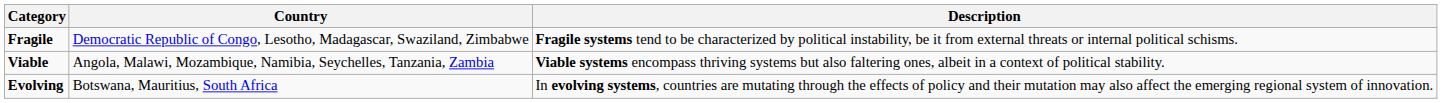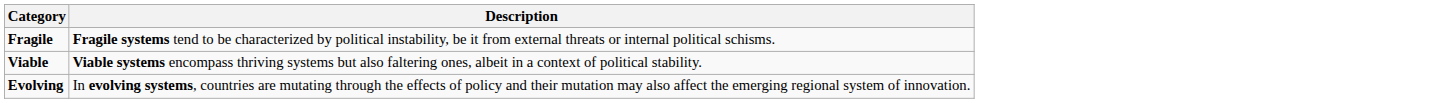- column: (301, 16)
